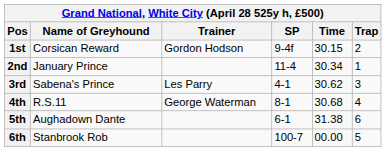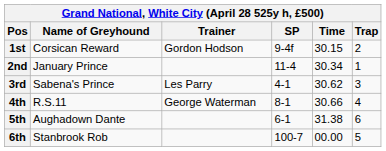(329, 102) 30.68 -> (329, 102) 30.66
